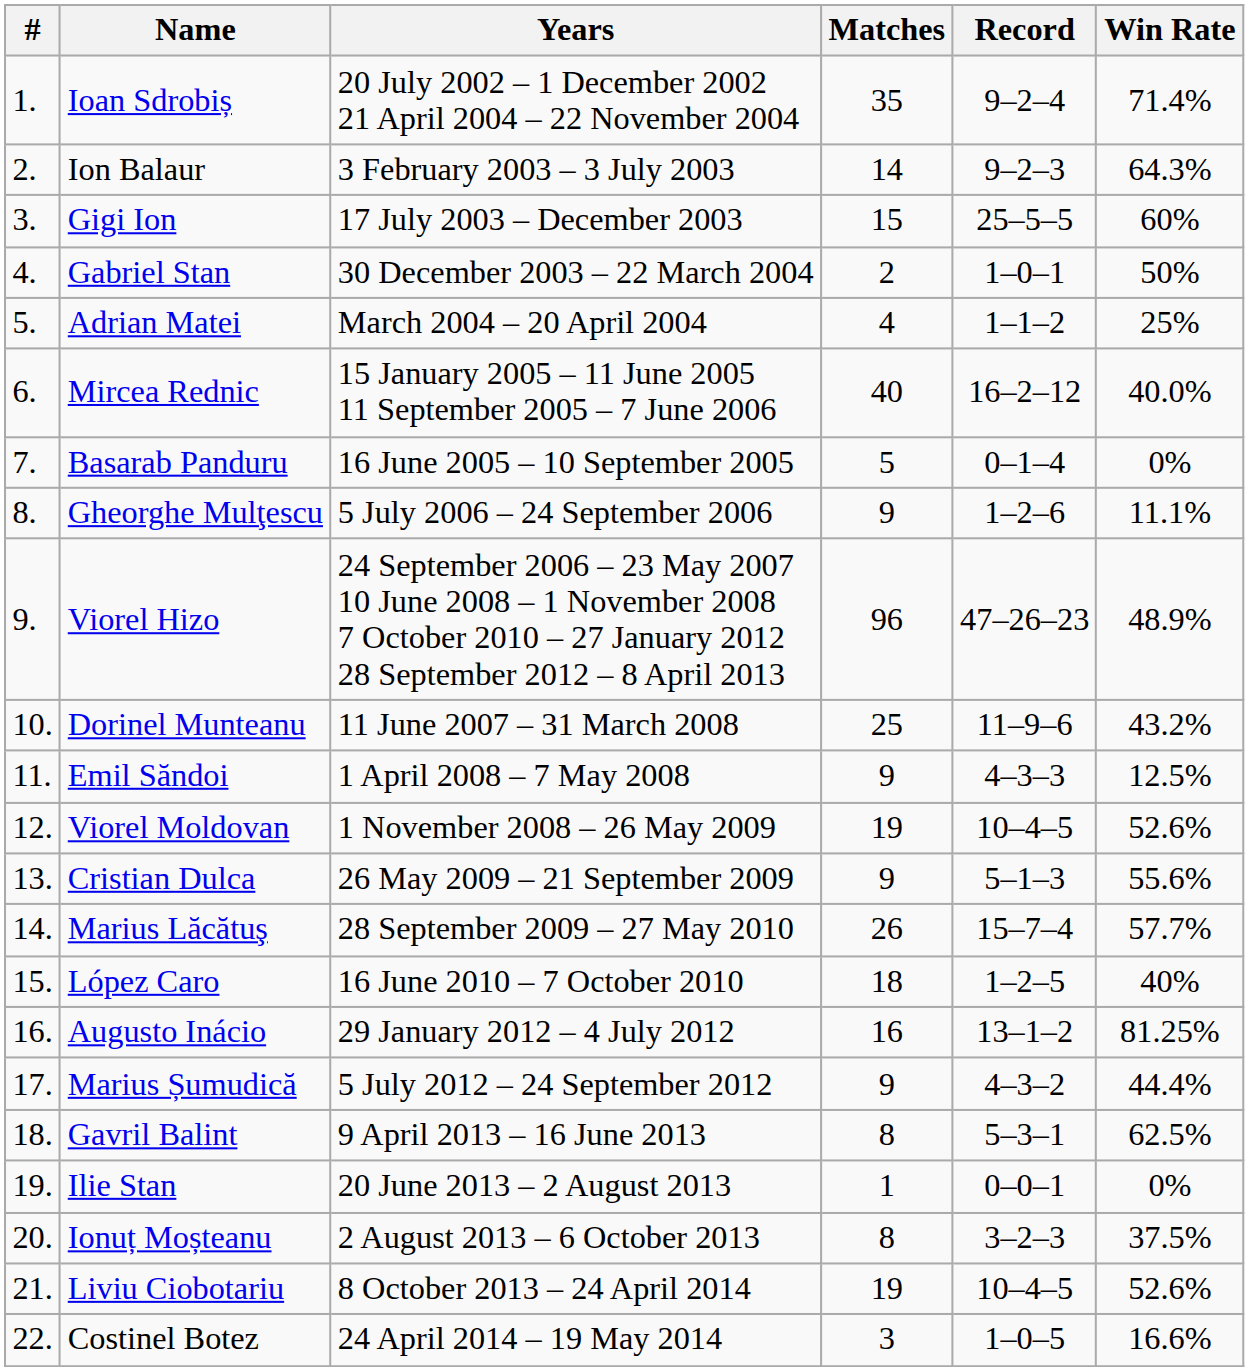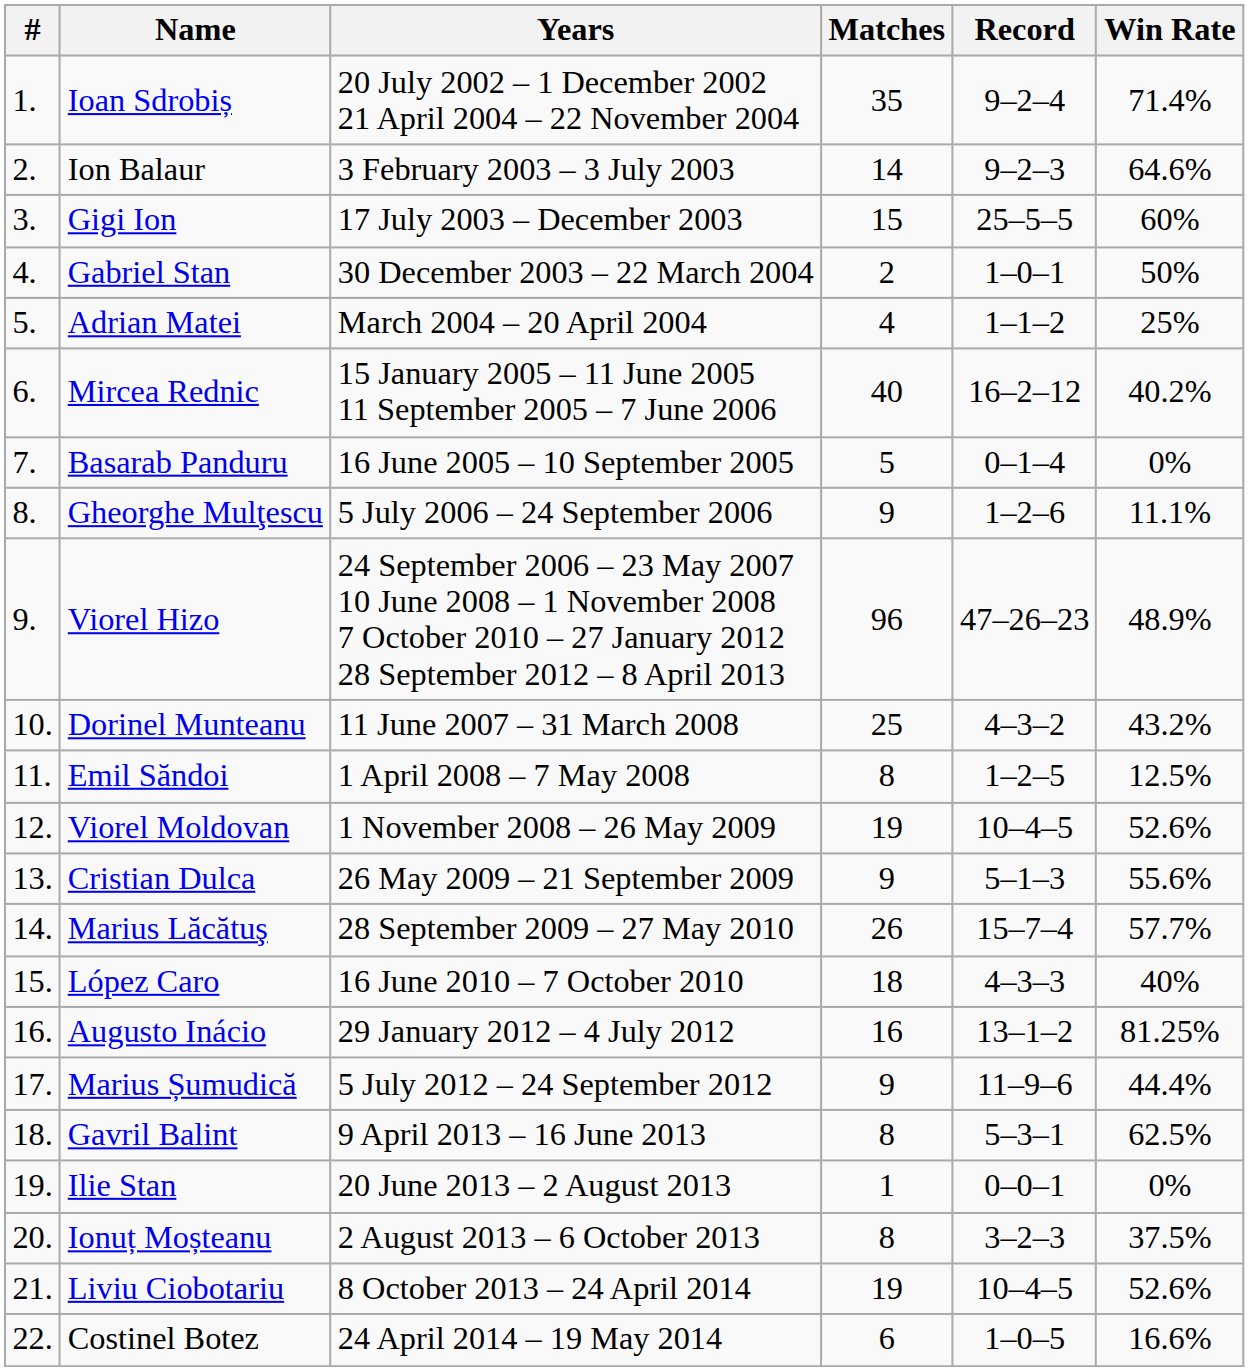(1170, 169) 64.3% -> (1170, 169) 64.6%
(1170, 392) 40.0% -> (1170, 392) 40.2%
(1025, 724) 11–9–6 -> (1025, 724) 4–3–2
(887, 775) 9 -> (887, 775) 8
(1025, 775) 4–3–3 -> (1025, 775) 1–2–5
(1025, 980) 1–2–5 -> (1025, 980) 4–3–3
(1025, 1083) 4–3–2 -> (1025, 1083) 11–9–6
(887, 1339) 3 -> (887, 1339) 6
